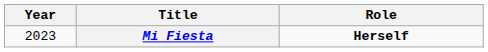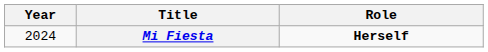(40, 37) 2023 -> (40, 37) 2024
